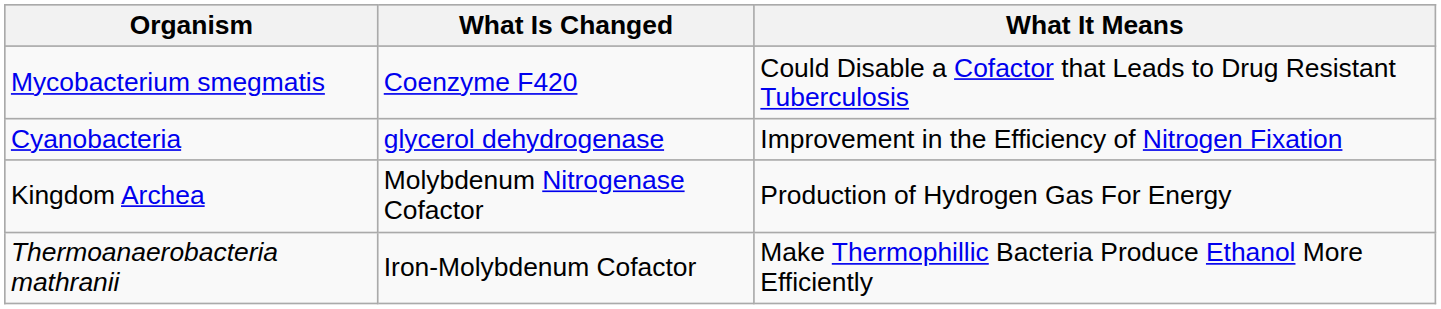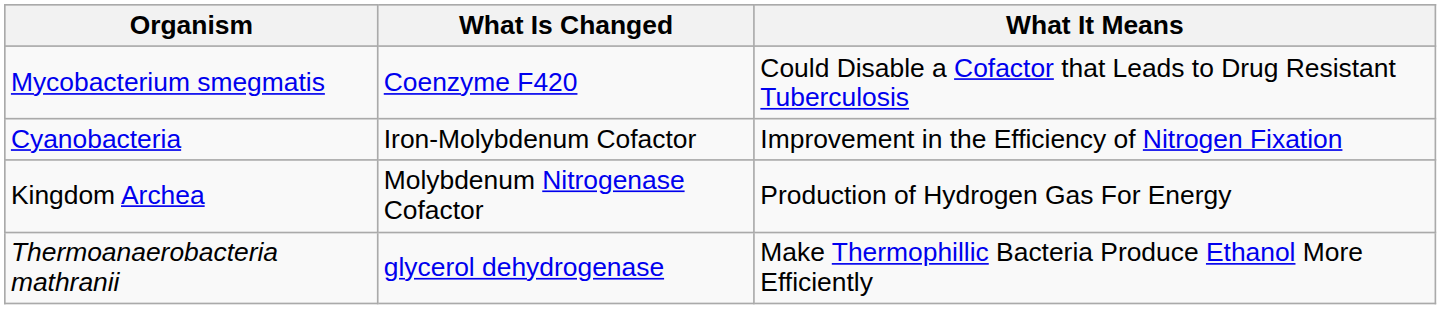(524, 138) glycerol dehydrogenase -> (540, 138) Iron-Molybdenum Cofactor
(540, 267) Iron-Molybdenum Cofactor -> (524, 267) glycerol dehydrogenase
